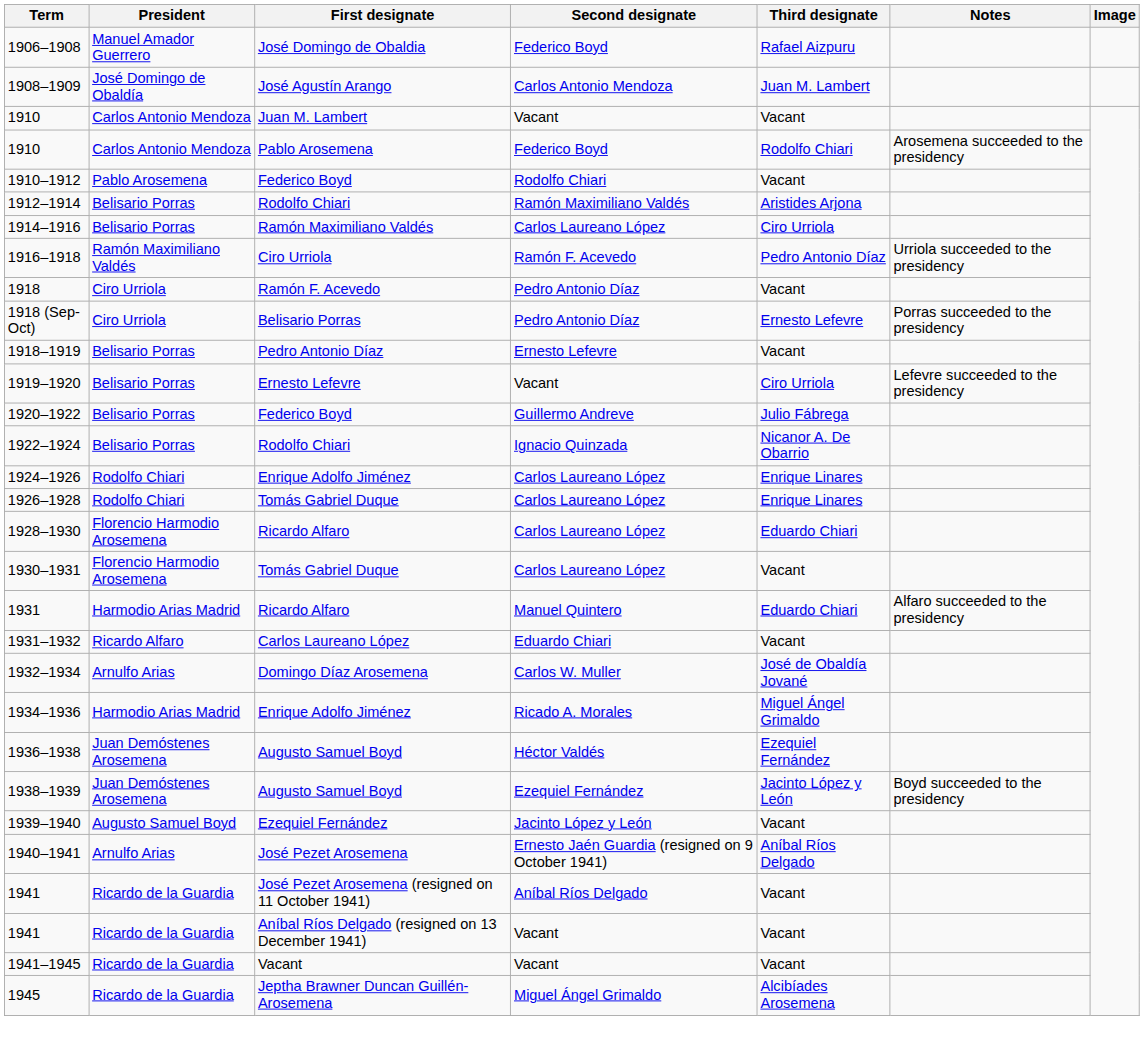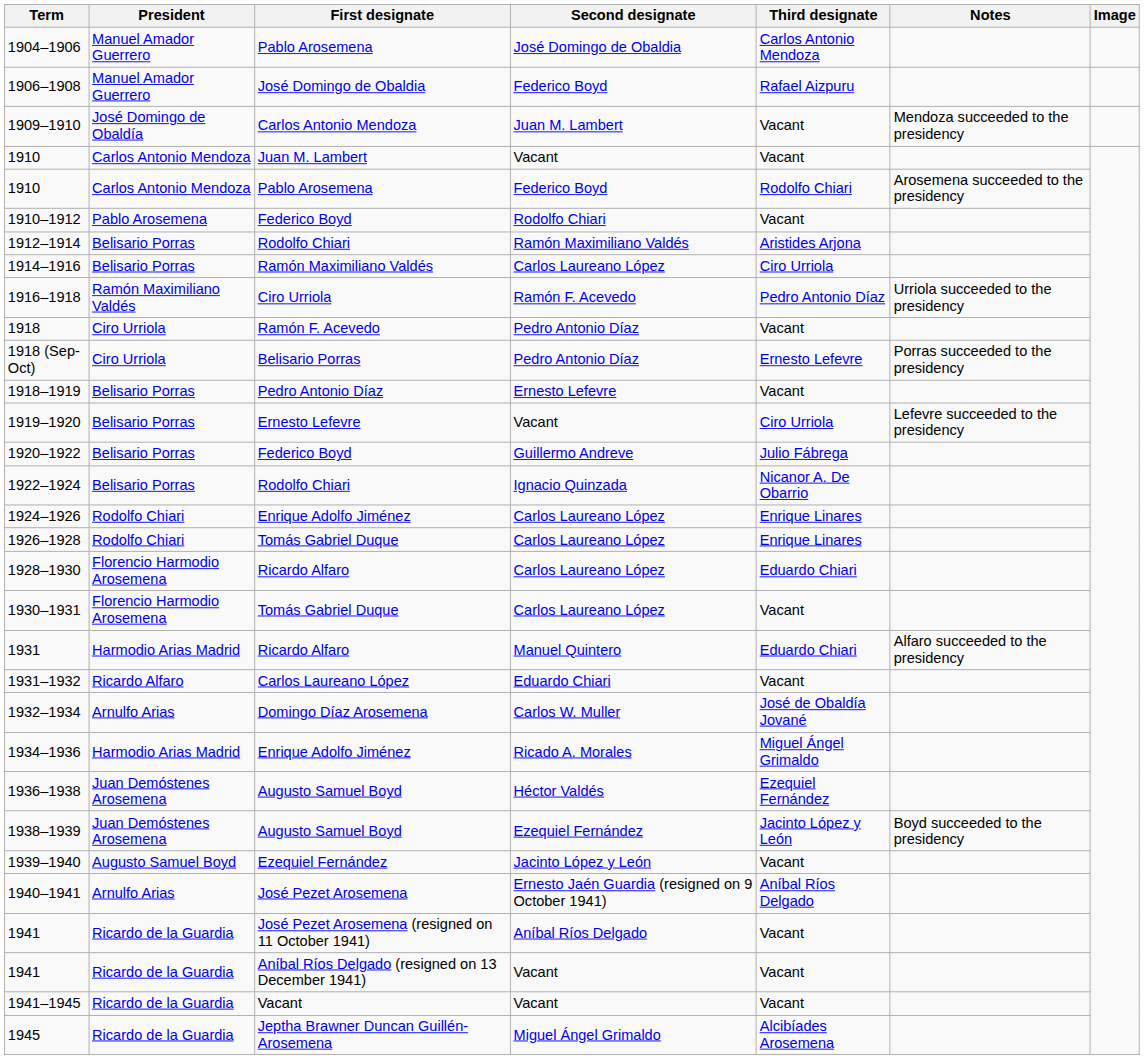+ row: (44, 47)
- row: (44, 86)
+ row: (44, 126)
